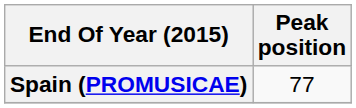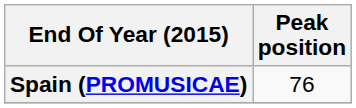(302, 84) 77 -> (302, 84) 76
